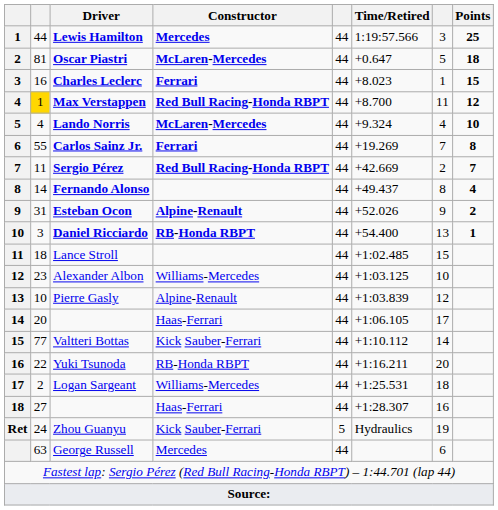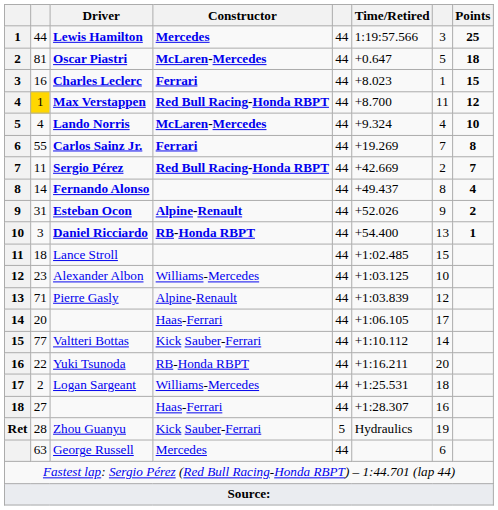(40, 297) 10 -> (40, 297) 71
(40, 428) 24 -> (40, 428) 28
